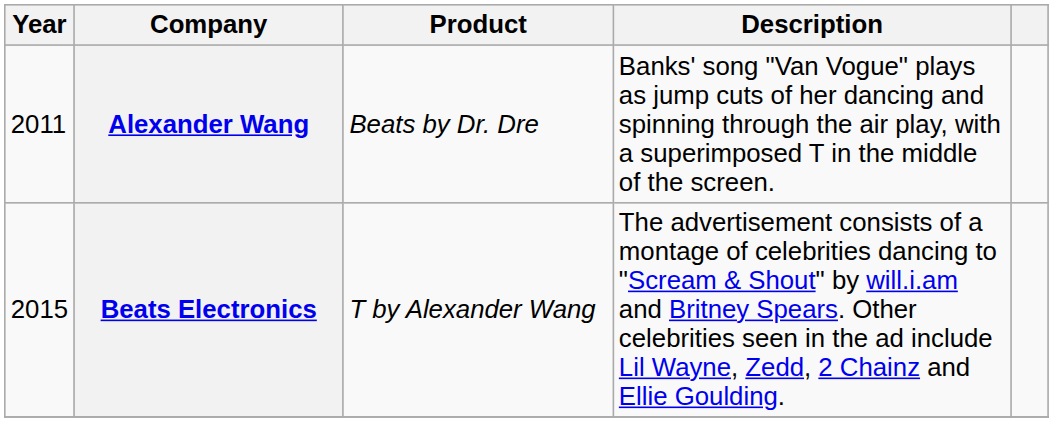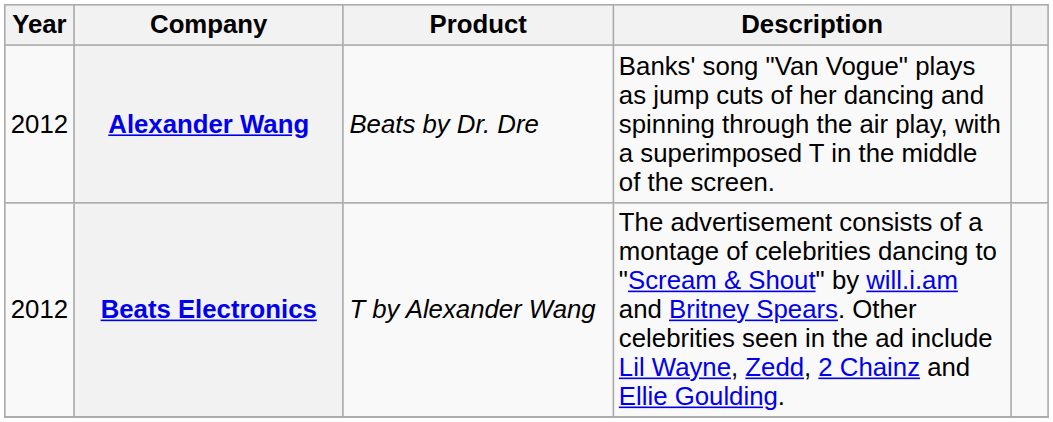(38, 123) 2011 -> (39, 123) 2012
(39, 309) 2015 -> (39, 309) 2012
